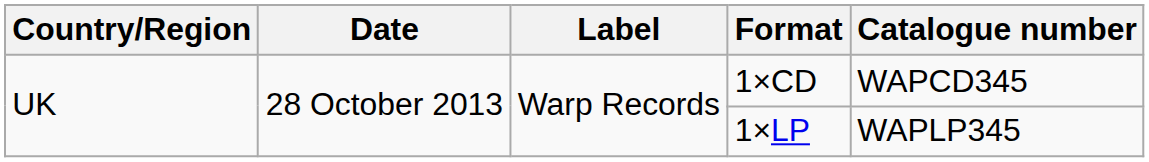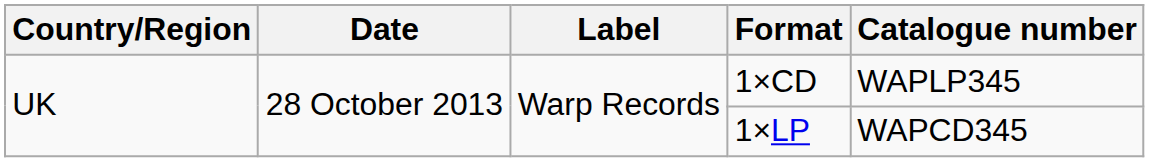(943, 80) WAPCD345 -> (939, 80) WAPLP345
(939, 130) WAPLP345 -> (943, 130) WAPCD345
